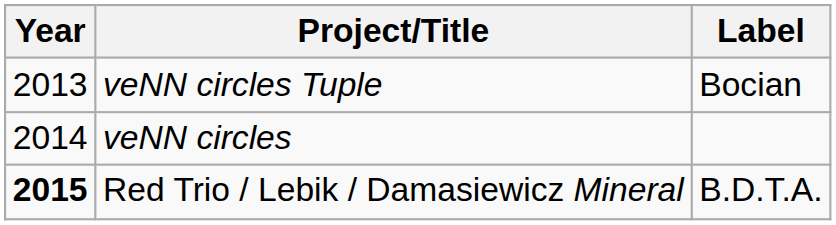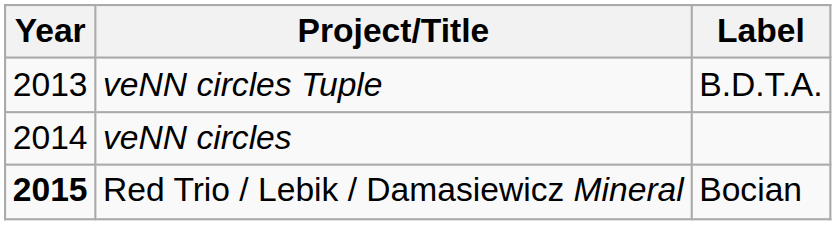(751, 84) Bocian -> (761, 84) B.D.T.A.
(761, 191) B.D.T.A. -> (751, 191) Bocian
